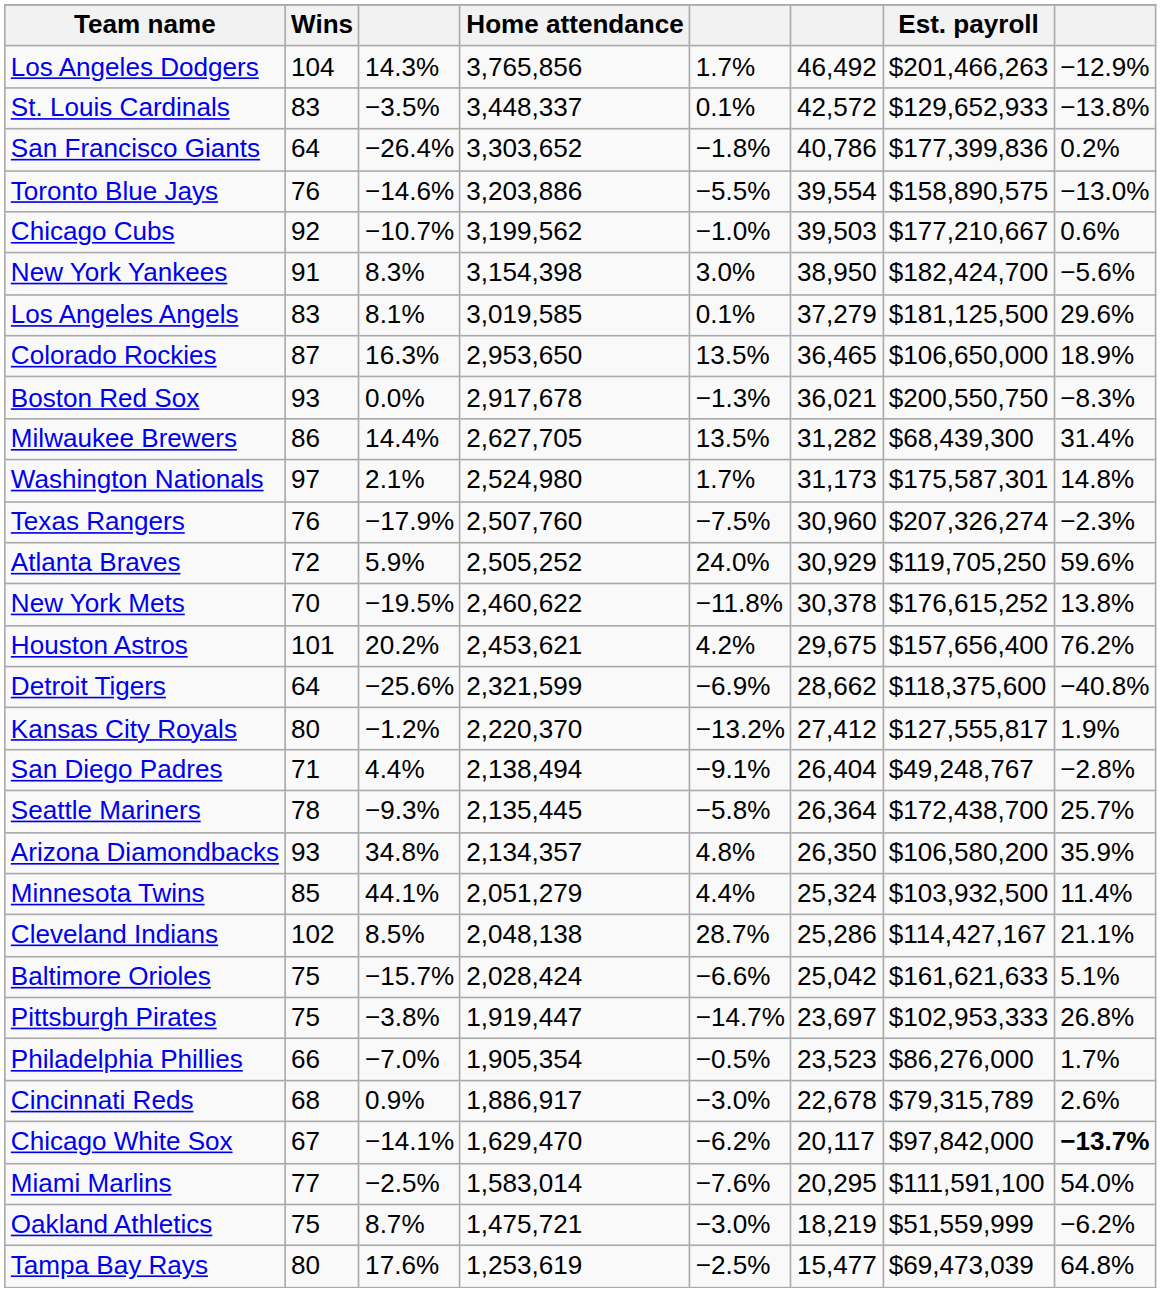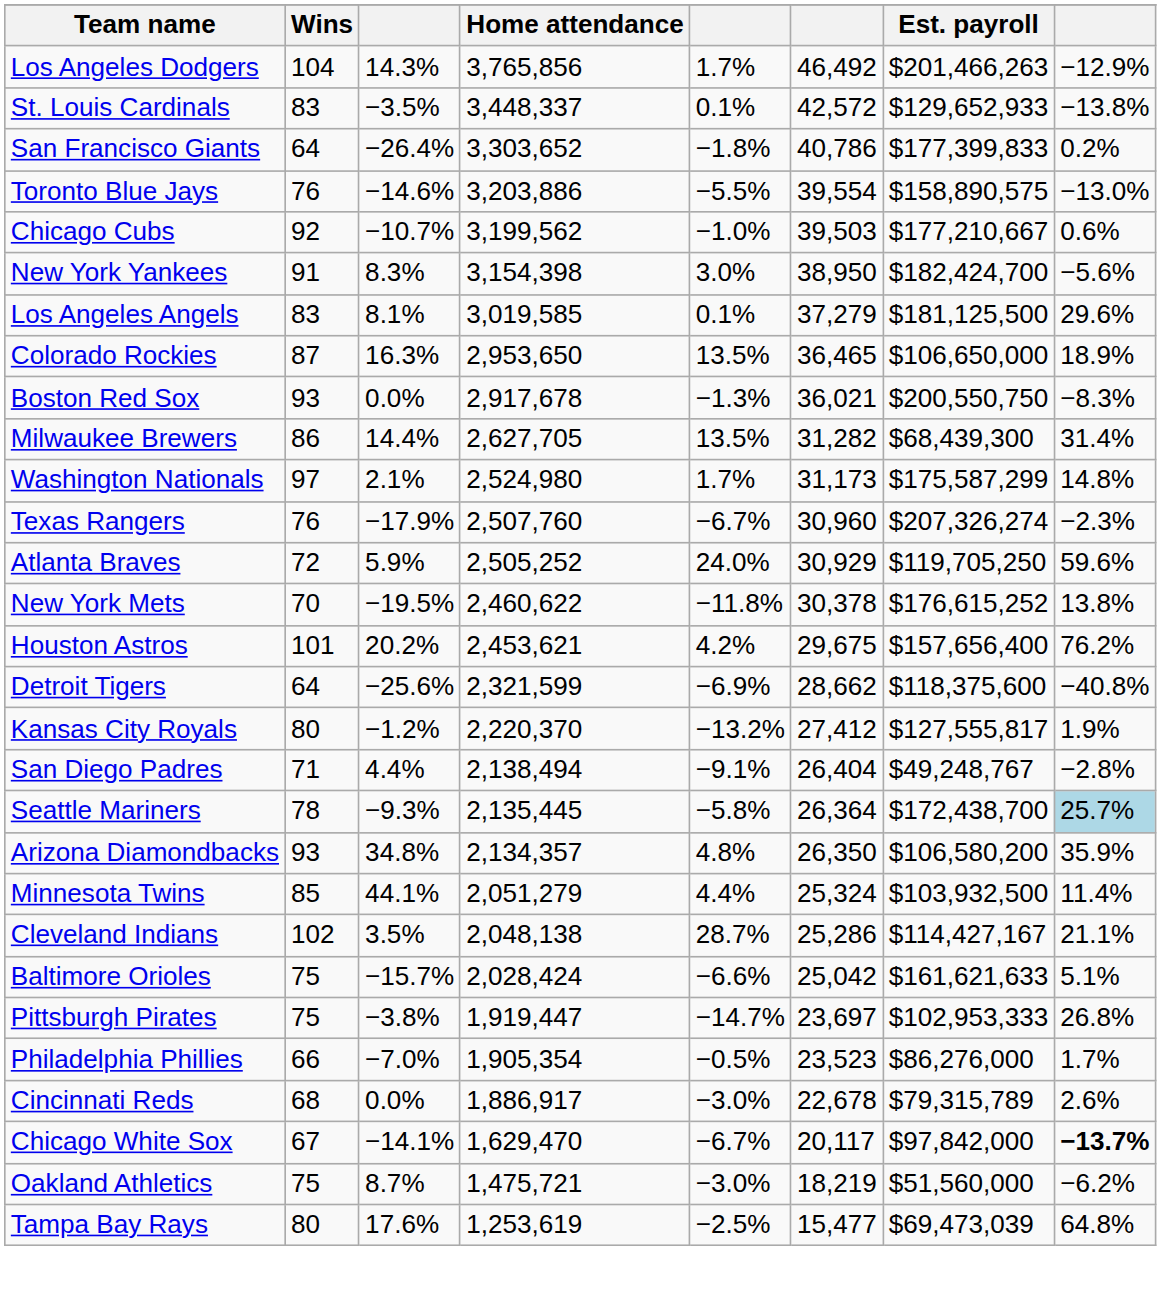(969, 149) $177,399,836 -> (969, 149) $177,399,833
(969, 480) $175,587,301 -> (969, 480) $175,587,299
(733, 521) −7.5% -> (733, 521) −6.7%
(1097, 811) no background -> (1097, 811) lightblue background
(395, 935) 8.5% -> (395, 935) 3.5%
(395, 1100) 0.9% -> (395, 1100) 0.0%
(733, 1141) −6.2% -> (733, 1141) −6.7%
- row: (91, 1183)
(961, 1224) $51,559,999 -> (961, 1183) $51,560,000
